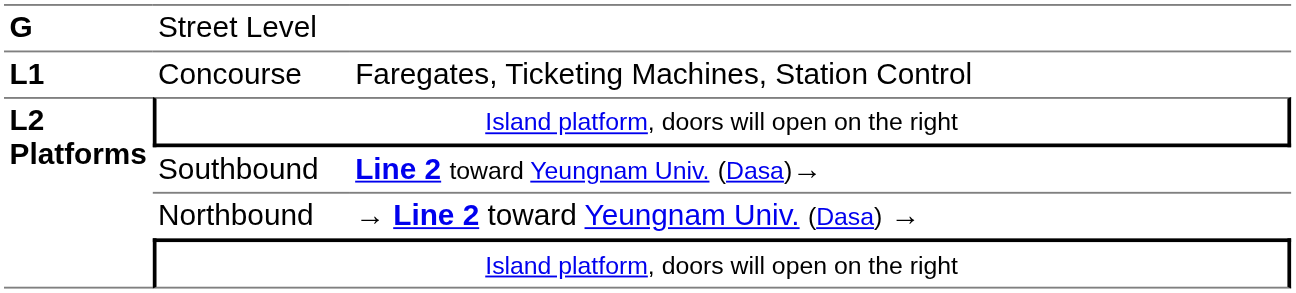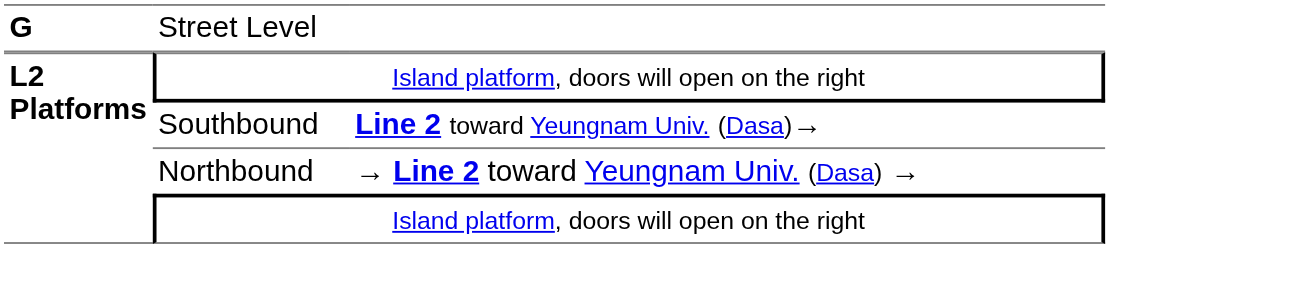- row: (230, 74)
